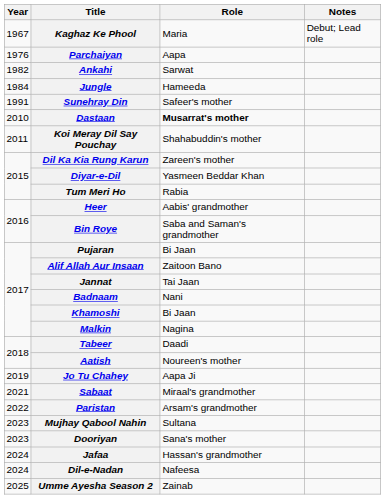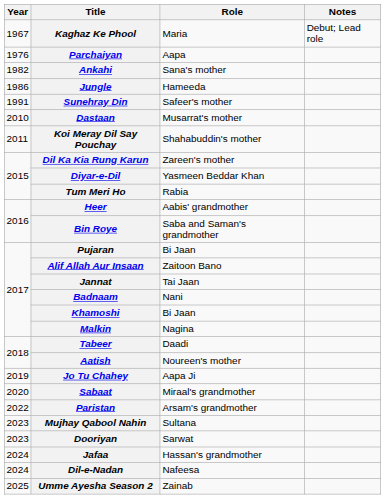(178, 70) Sarwat -> (194, 70) Sana's mother
(18, 86) 1984 -> (18, 86) 1986
(205, 117) bold -> (202, 117) normal
(18, 391) 2021 -> (18, 391) 2020
(194, 439) Sana's mother -> (178, 439) Sarwat
